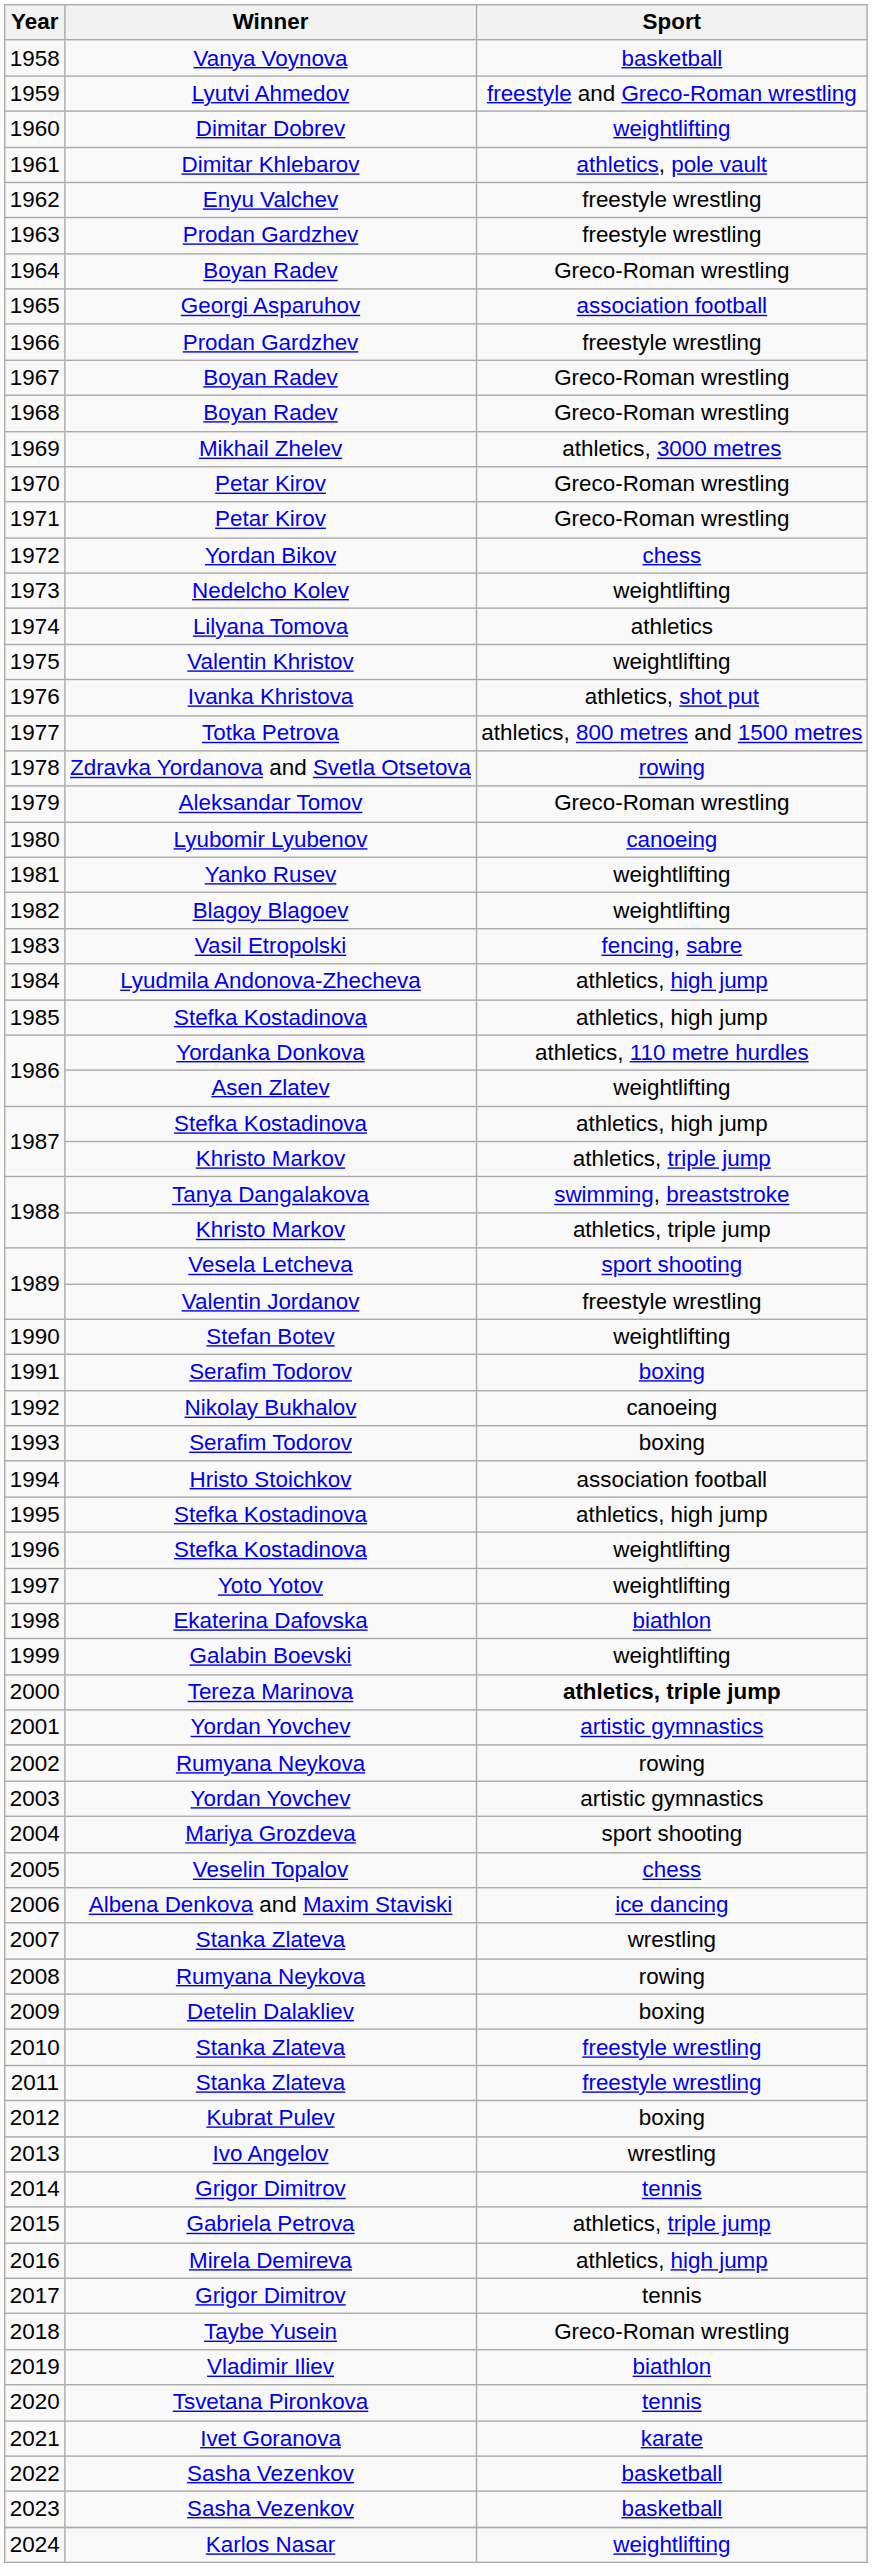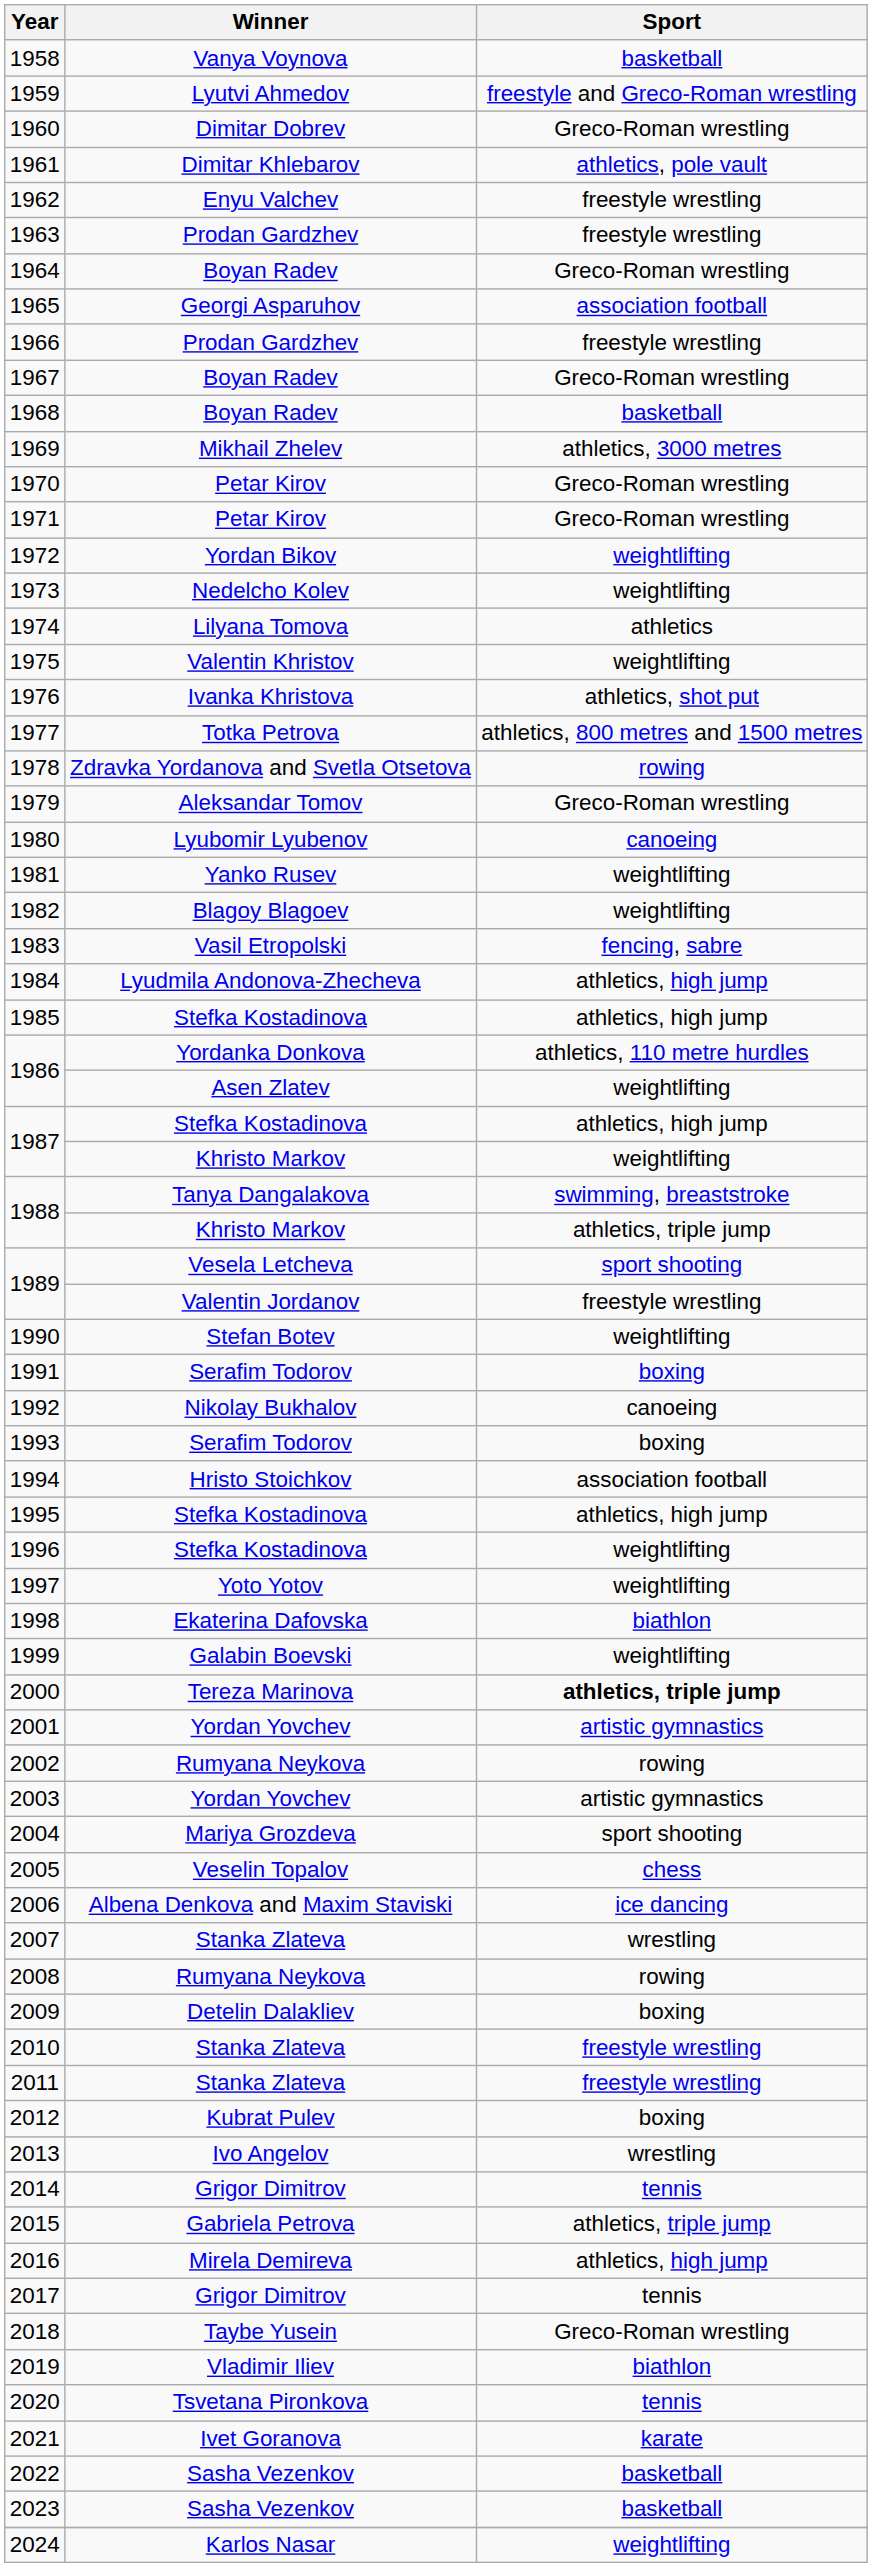(672, 128) weightlifting -> (672, 128) Greco-Roman wrestling
(672, 413) Greco-Roman wrestling -> (672, 413) basketball
(672, 555) chess -> (672, 555) weightlifting
(672, 1159) athletics, triple jump -> (672, 1159) weightlifting
